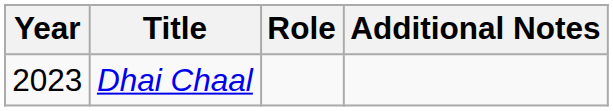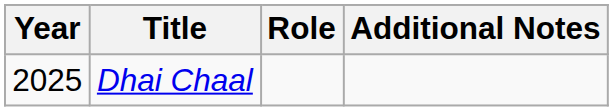(47, 79) 2023 -> (47, 79) 2025
